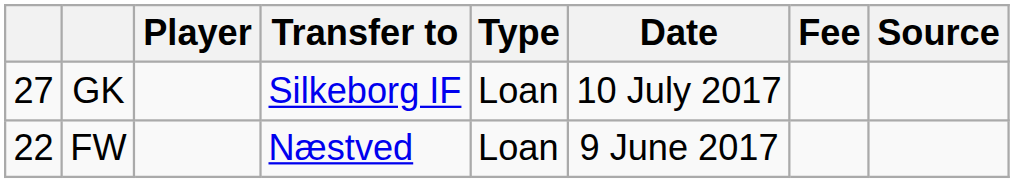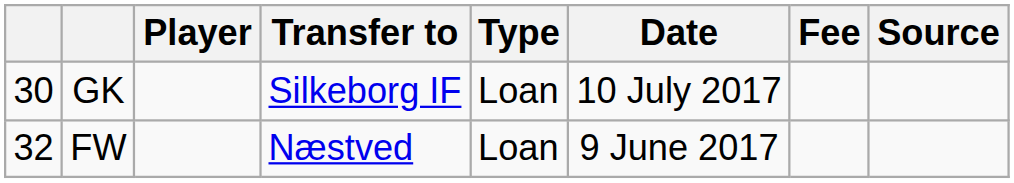(34, 90) 27 -> (34, 90) 30
(34, 147) 22 -> (34, 147) 32
